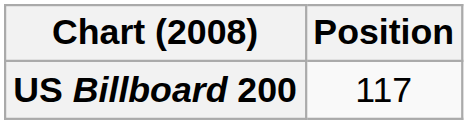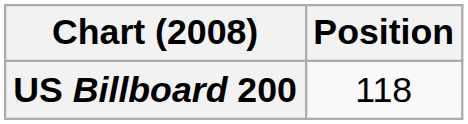(384, 89) 117 -> (384, 89) 118
